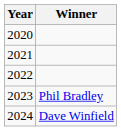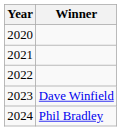(71, 95) Phil Bradley -> (76, 95) Dave Winfield
(76, 116) Dave Winfield -> (71, 116) Phil Bradley
